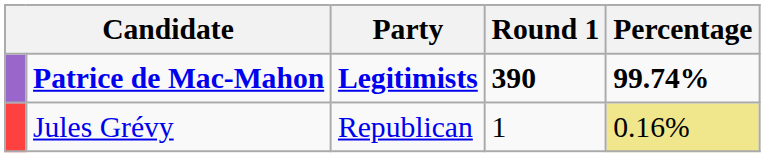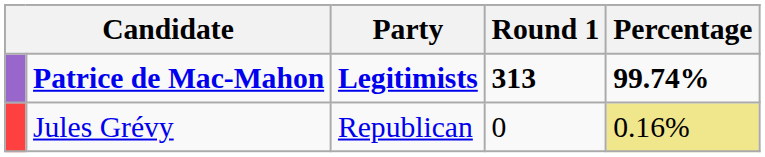(514, 77) 390 -> (514, 77) 313
(499, 126) 1 -> (499, 126) 0
